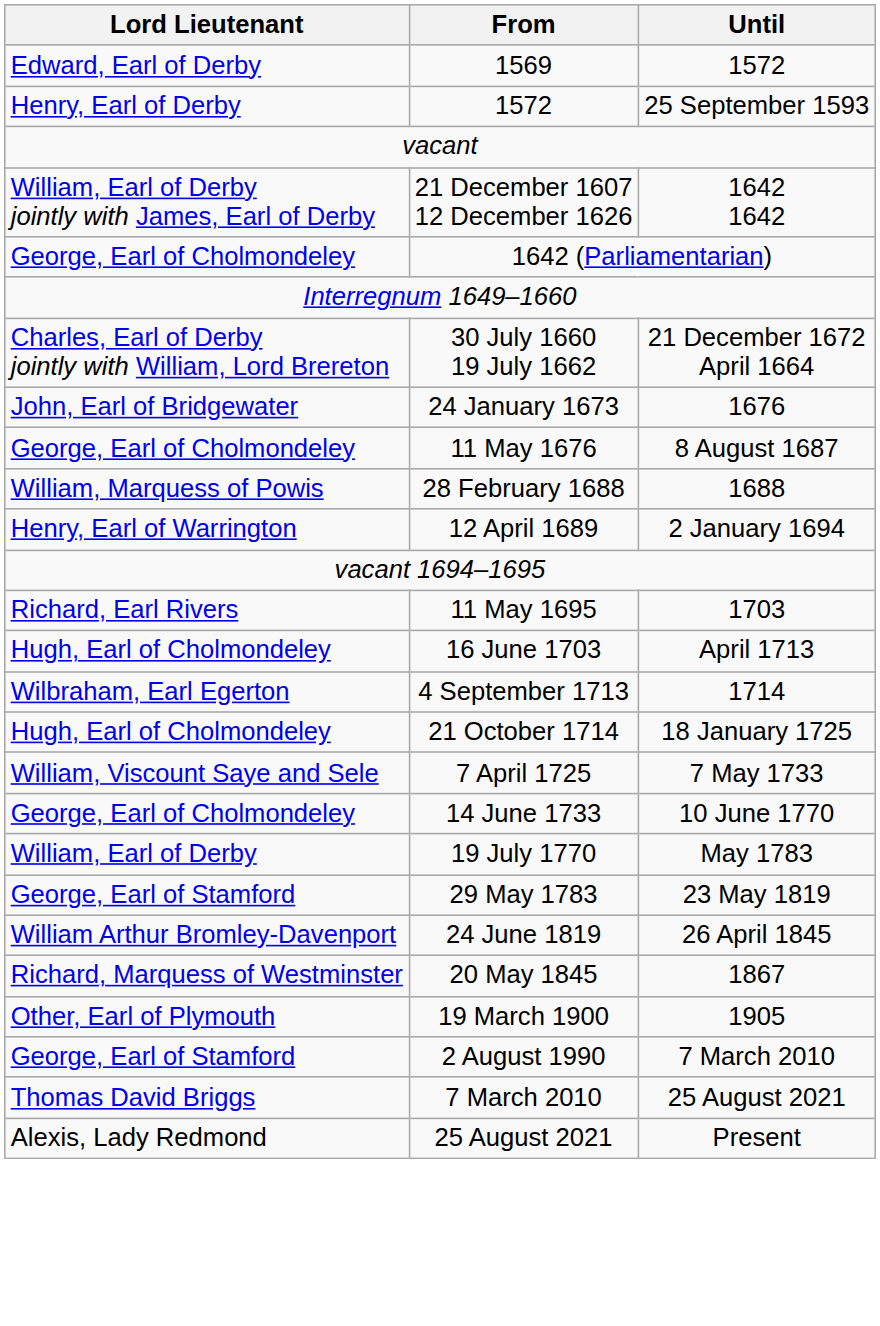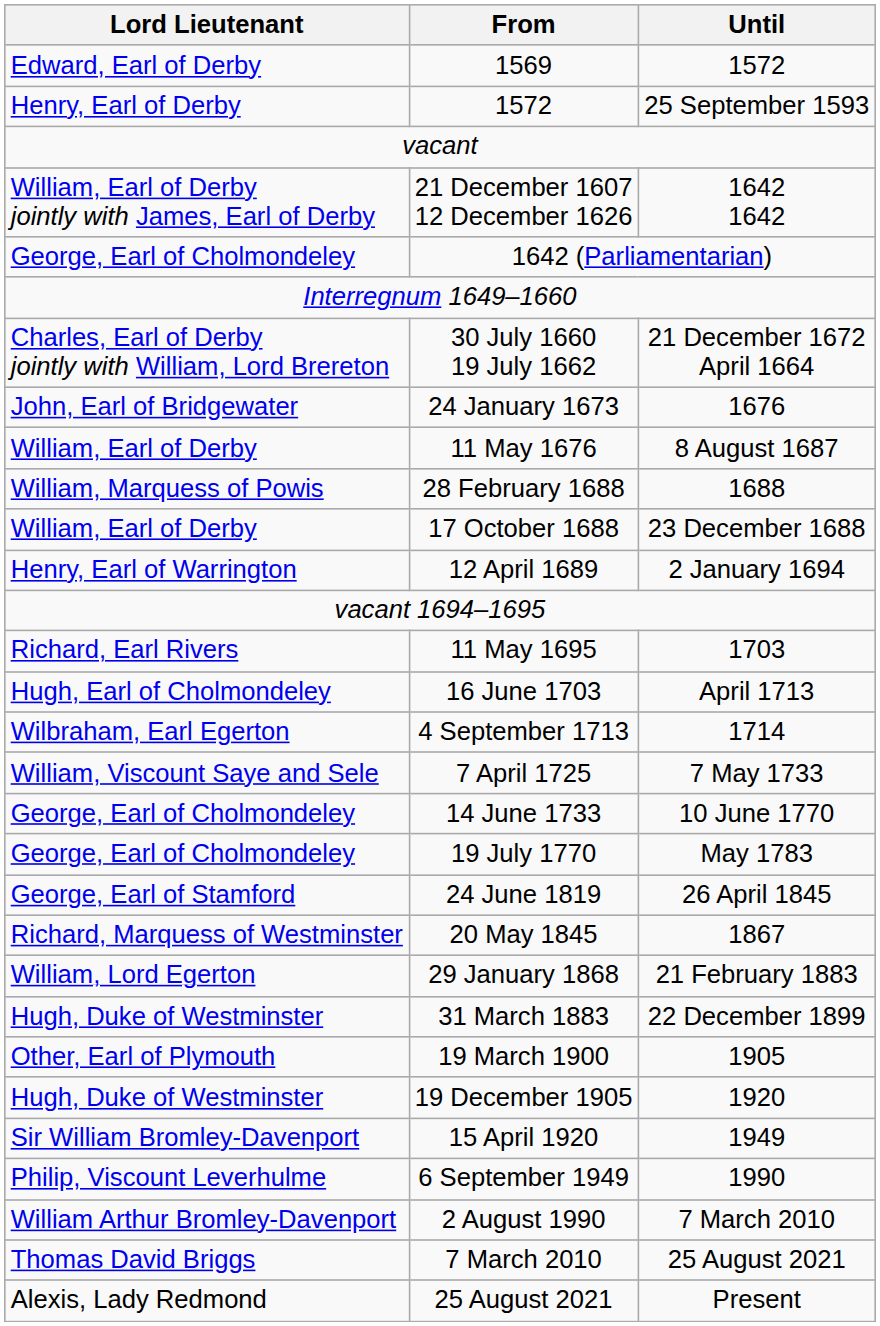(183, 447) George, Earl of Cholmondeley -> (134, 447) William, Earl of Derby
+ row: (524, 529)
- row: (524, 732)
(134, 853) William, Earl of Derby -> (183, 853) George, Earl of Cholmondeley
- row: (524, 894)
(203, 935) William Arthur Bromley-Davenport -> (153, 894) George, Earl of Stamford
+ row: (524, 975)
+ row: (524, 1016)
+ row: (524, 1097)
+ row: (524, 1138)
+ row: (524, 1178)
(153, 1056) George, Earl of Stamford -> (203, 1219) William Arthur Bromley-Davenport
